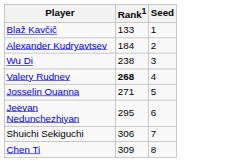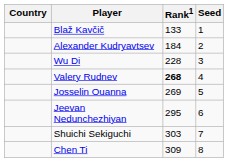+ column: (28, 13)
(126, 61) 238 -> (173, 61) 228
(126, 92) 271 -> (173, 92) 269
(126, 134) 306 -> (173, 134) 303
